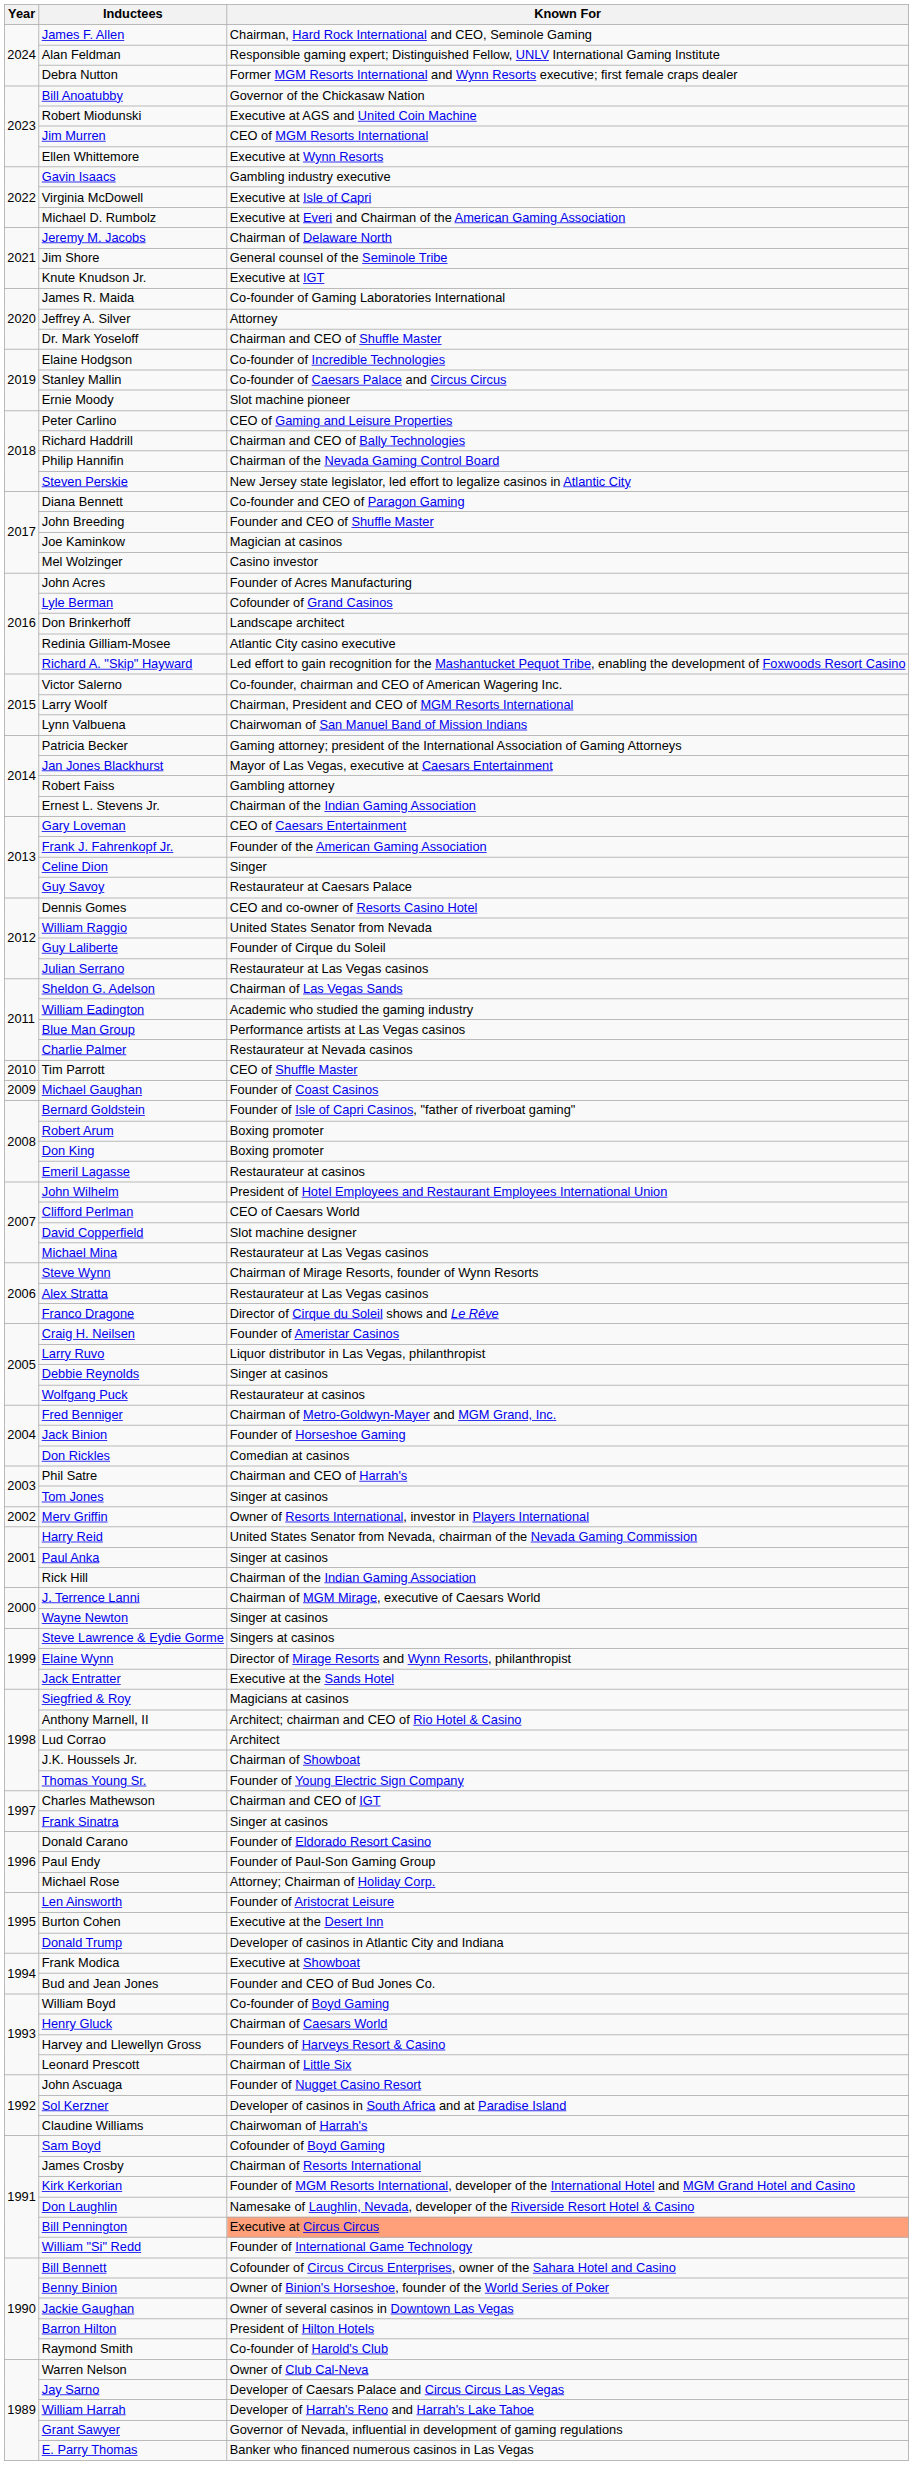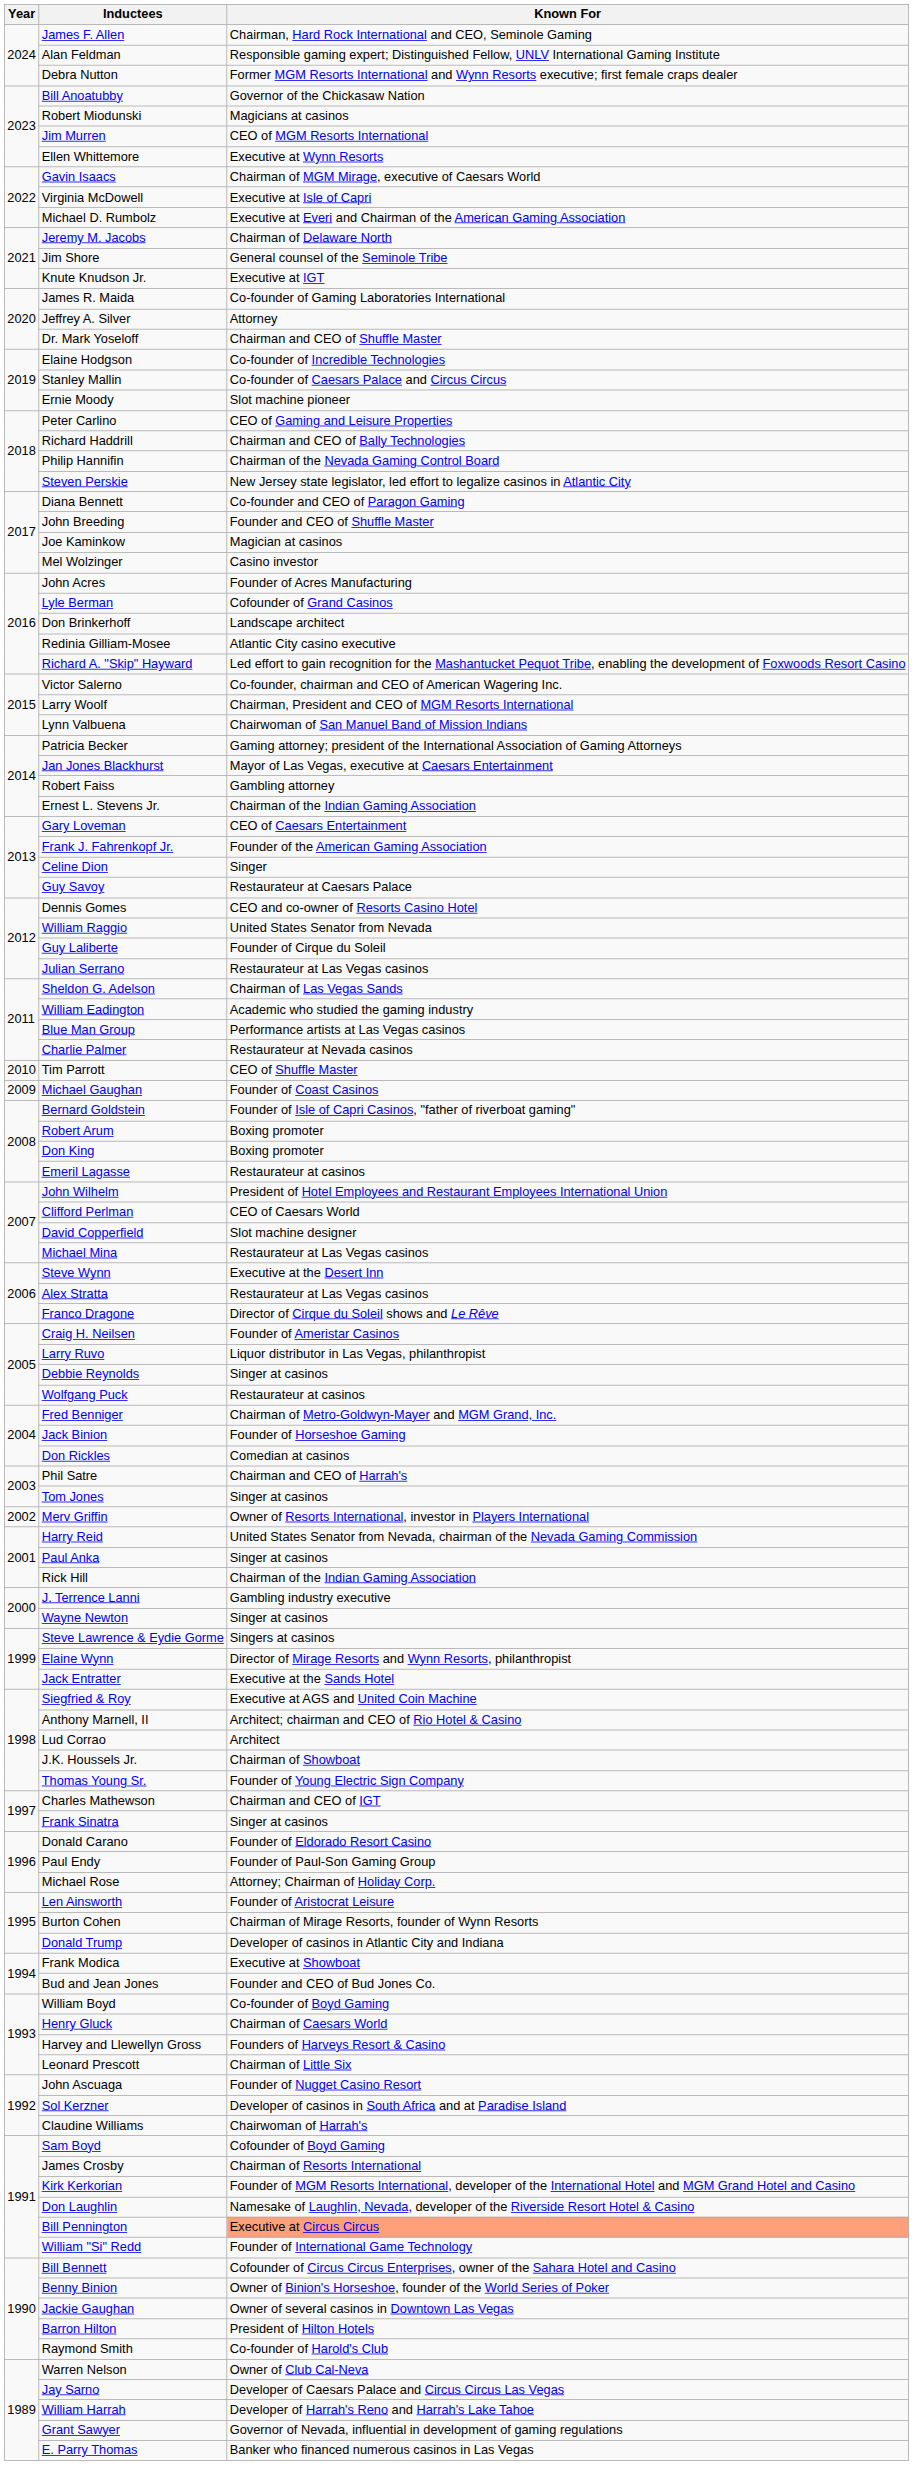(353, 116) Executive at AGS and United Coin Machine -> (289, 116) Magicians at casinos
(310, 177) Gambling industry executive -> (385, 177) Chairman of MGM Mirage, executive of Caesars World
(384, 1273) Chairman of Mirage Resorts, founder of Wynn Resorts -> (307, 1273) Executive at the Desert Inn
(385, 1598) Chairman of MGM Mirage, executive of Caesars World -> (310, 1598) Gambling industry executive
(289, 1699) Magicians at casinos -> (353, 1699) Executive at AGS and United Coin Machine
(307, 1922) Executive at the Desert Inn -> (384, 1922) Chairman of Mirage Resorts, founder of Wynn Resorts
